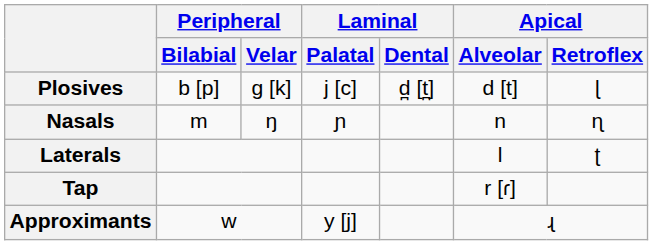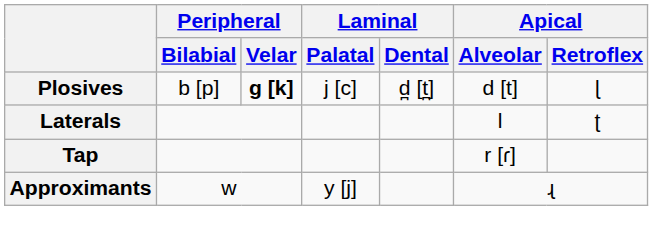(271, 88) normal -> (271, 88) bold
- row: (81, 121)
